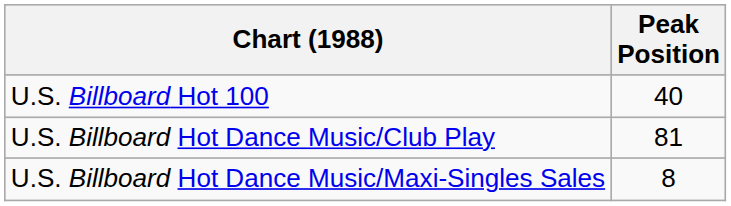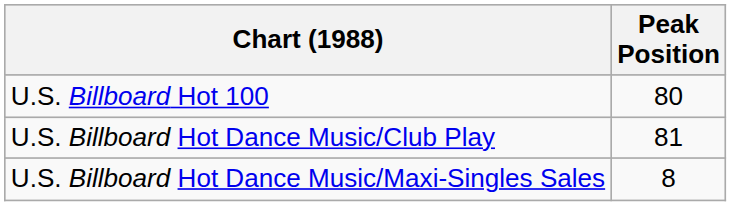(669, 95) 40 -> (669, 95) 80
